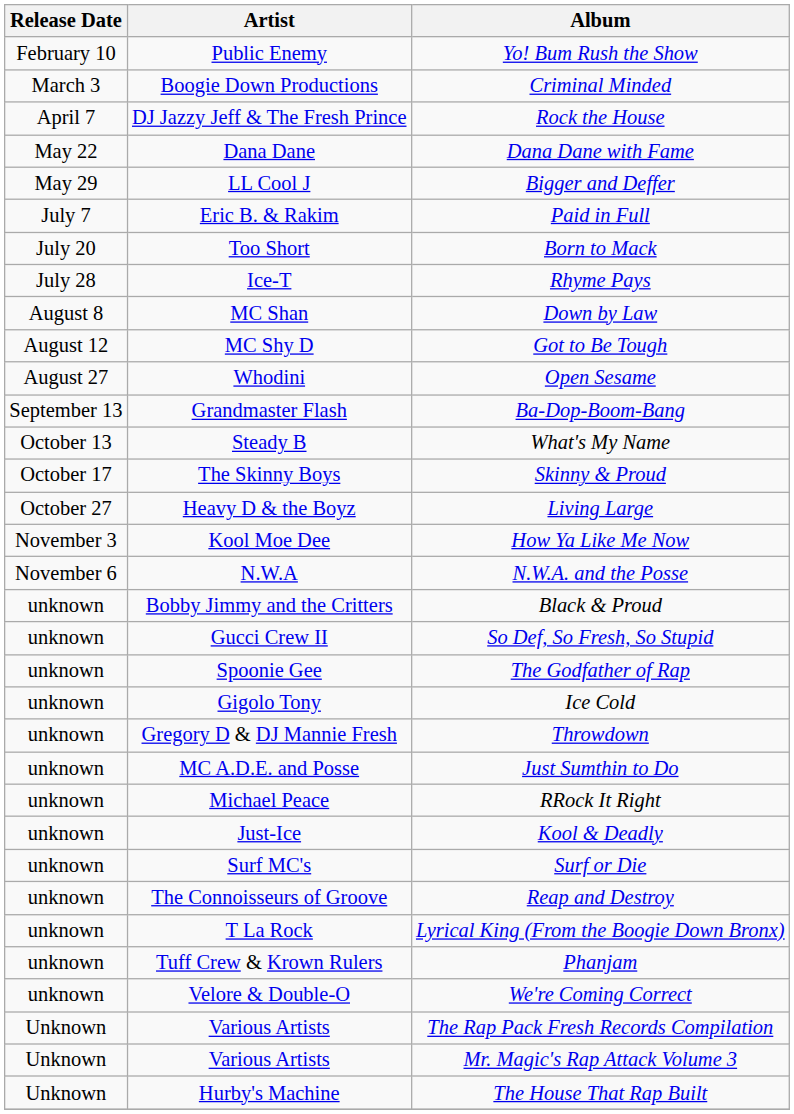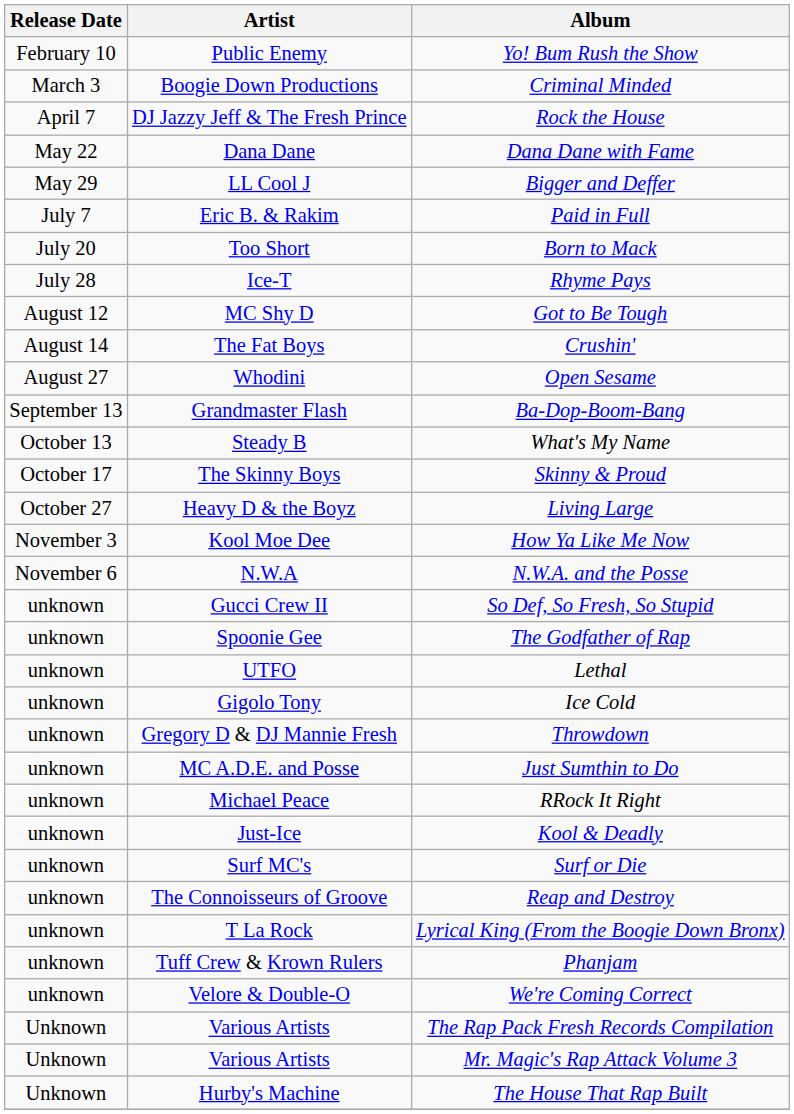- row: (600, 313)
+ row: (600, 345)
- row: (600, 605)
+ row: (600, 670)
